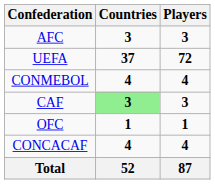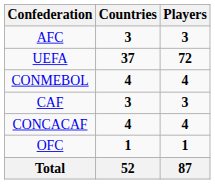(128, 102) lightgreen background -> (128, 102) no background
rows swapped: (50, 146) <-> (50, 124)
